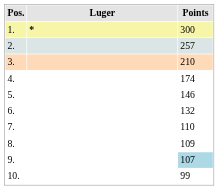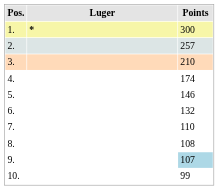(188, 143) 109 -> (188, 143) 108
